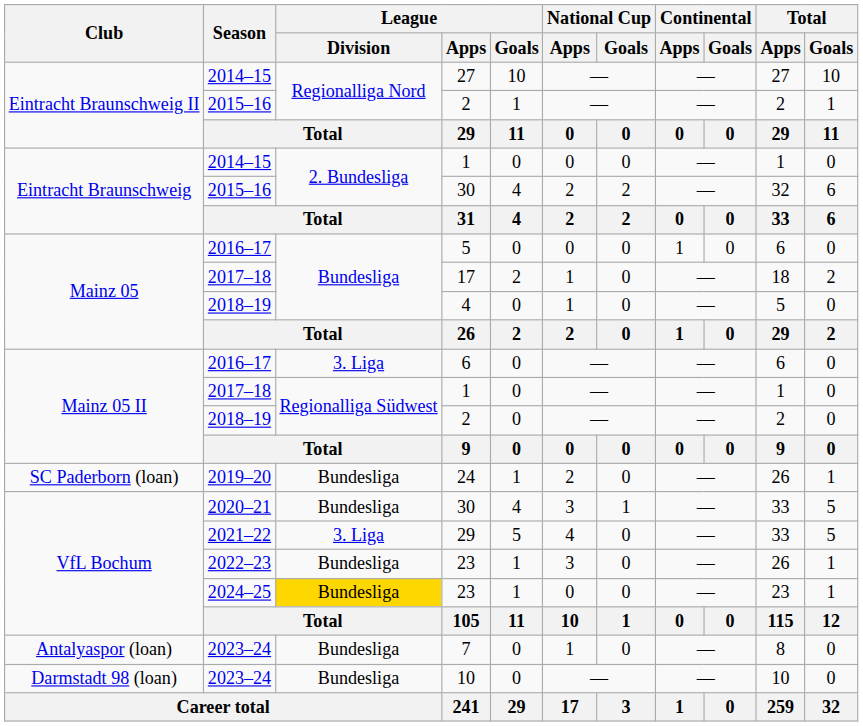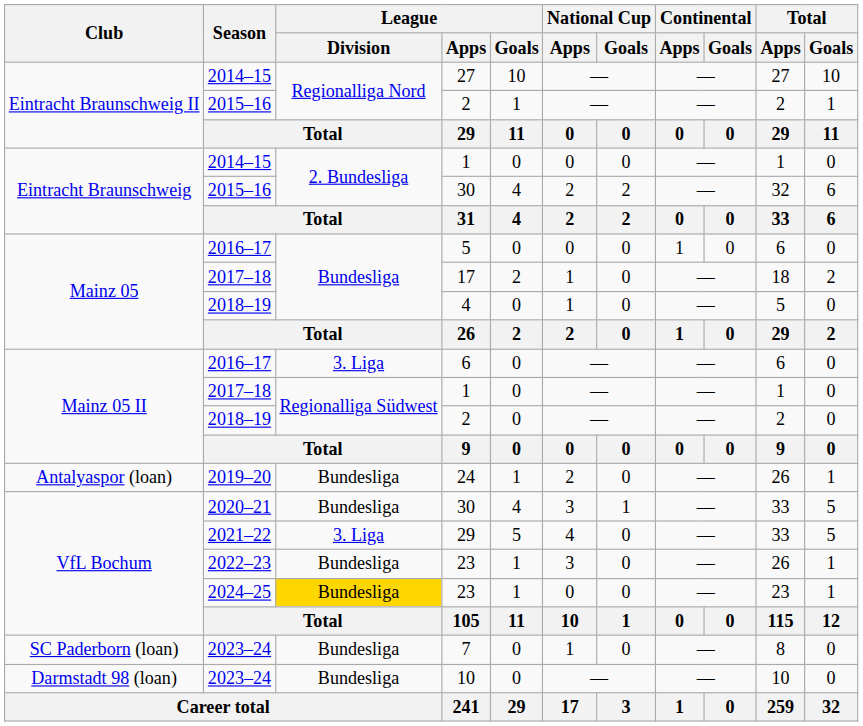(104, 477) SC Paderborn (loan) -> (104, 477) Antalyaspor (loan)
(104, 649) Antalyaspor (loan) -> (104, 649) SC Paderborn (loan)
